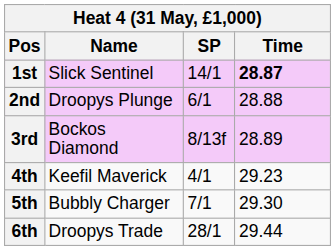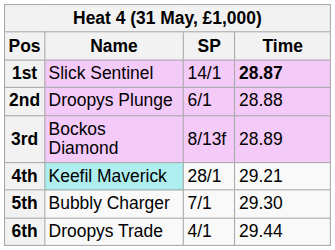(108, 176) no background -> (108, 176) paleturquoise background
(200, 176) 4/1 -> (204, 176) 28/1
(261, 176) 29.23 -> (261, 176) 29.21
(204, 231) 28/1 -> (200, 231) 4/1
